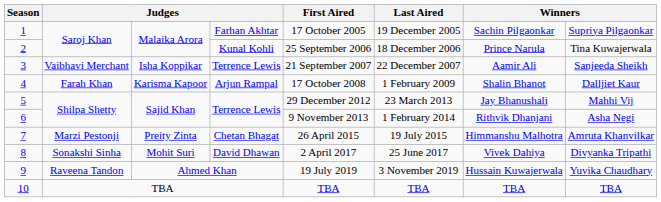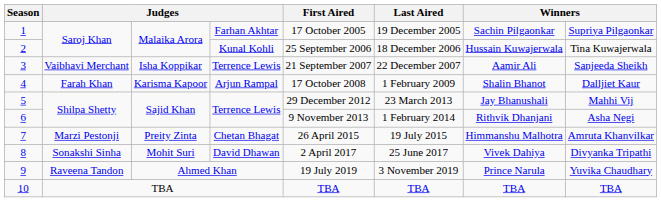(514, 48) Prince Narula -> (514, 48) Hussain Kuwajerwala
(514, 170) Hussain Kuwajerwala -> (514, 170) Prince Narula
